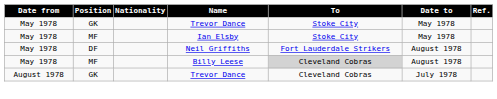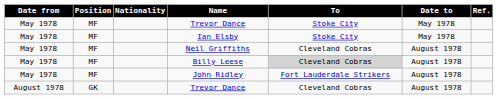(93, 23) GK -> (93, 23) MF
(93, 49) DF -> (93, 49) MF
(335, 49) Fort Lauderdale Strikers -> (335, 49) Cleveland Cobras
+ row: (39, 74)
(436, 74) July 1978 -> (436, 87) August 1978
